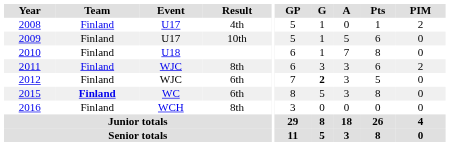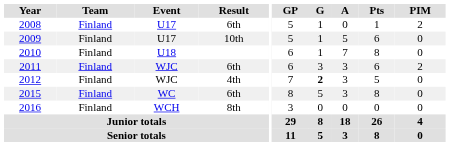(237, 24) 4th -> (234, 24) 6th
(237, 66) 8th -> (234, 66) 6th
(237, 80) 6th -> (234, 80) 4th
(97, 93) bold -> (95, 93) normal
